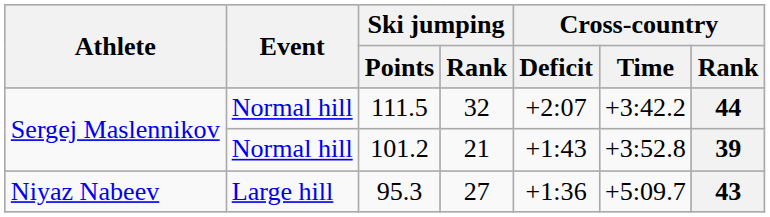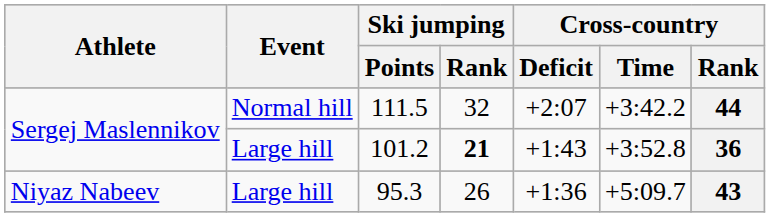(292, 149) Normal hill -> (283, 149) Large hill
(477, 149) normal -> (477, 149) bold
(728, 149) 39 -> (728, 149) 36
(477, 190) 27 -> (477, 190) 26
